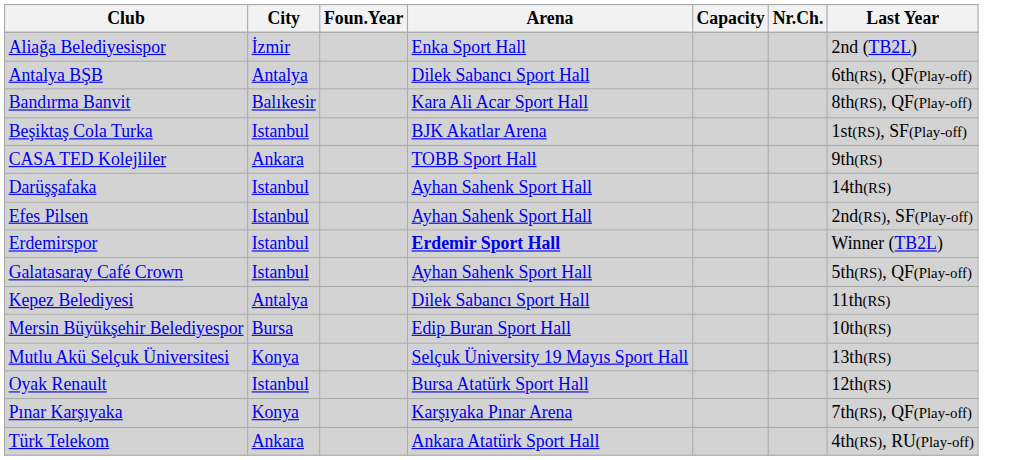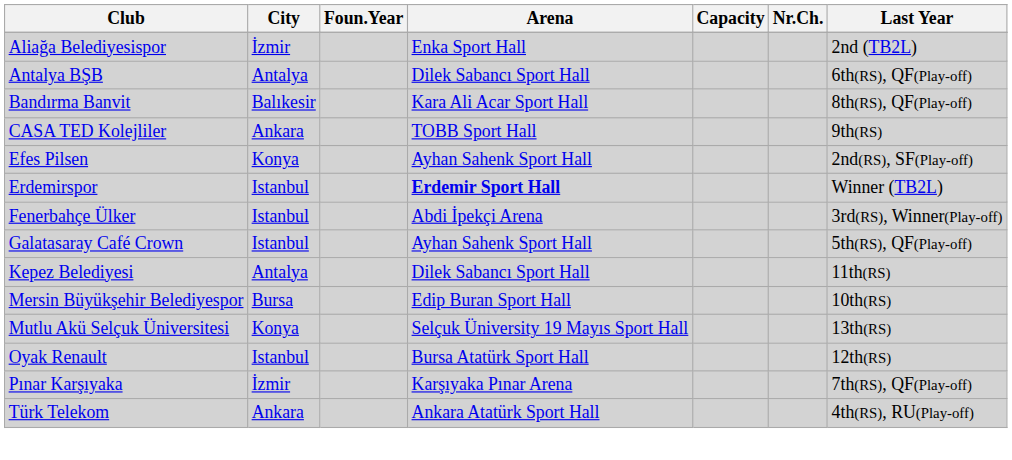- row: (81, 131)
- row: (53, 187)
(280, 215) Istanbul -> (275, 159) Konya
+ row: (72, 215)
(275, 412) Konya -> (271, 384) İzmir
